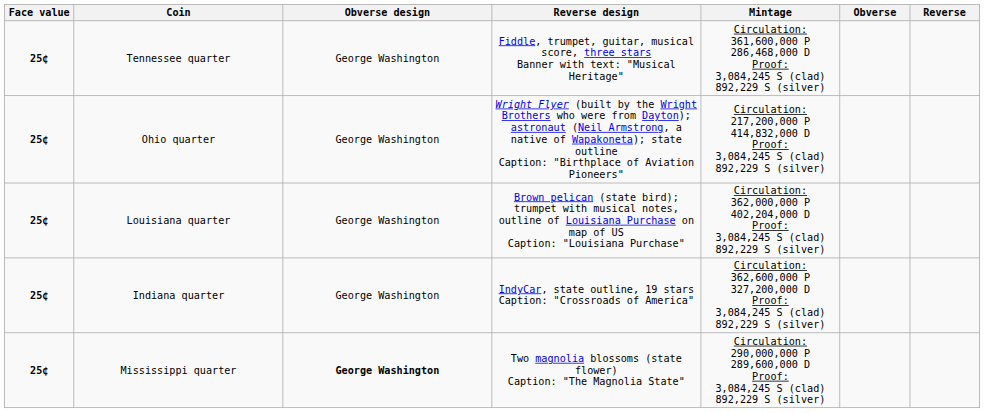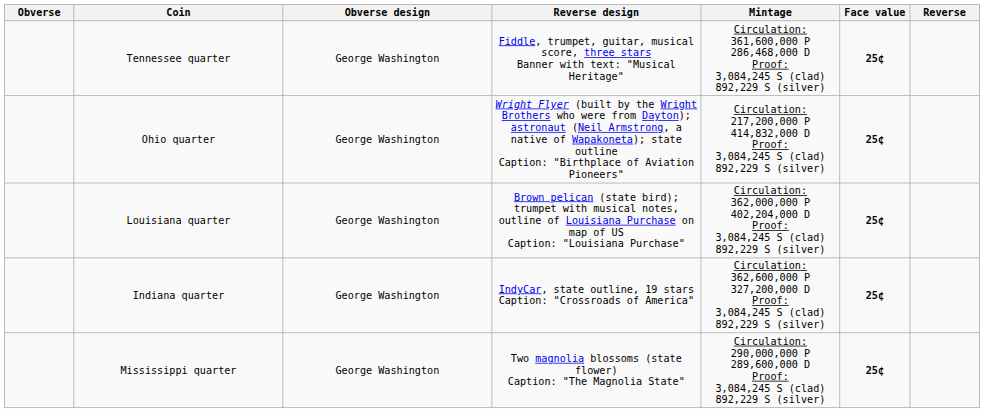columns swapped: (39, 13) <-> (875, 13)
(387, 370) bold -> (387, 370) normal
